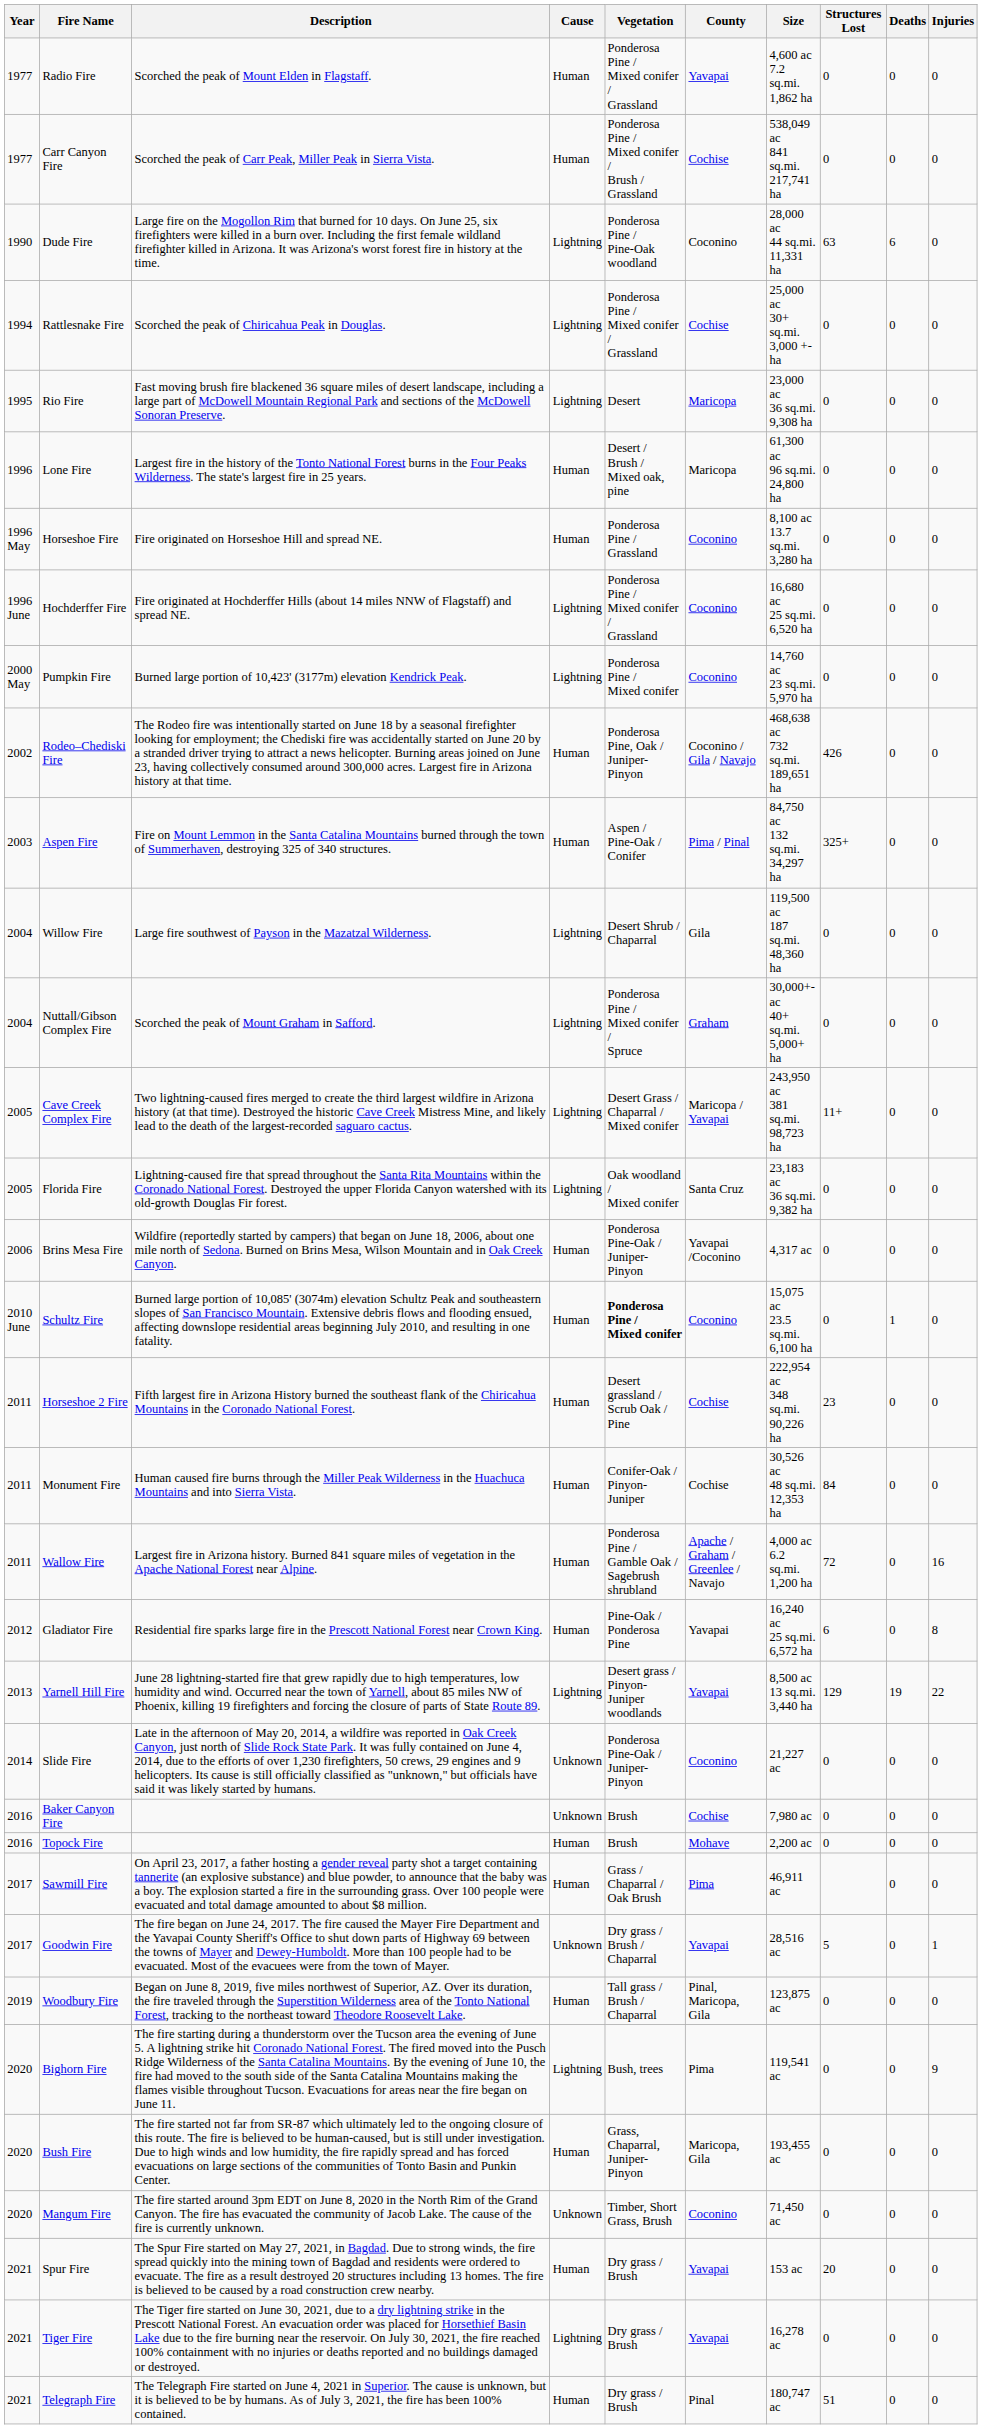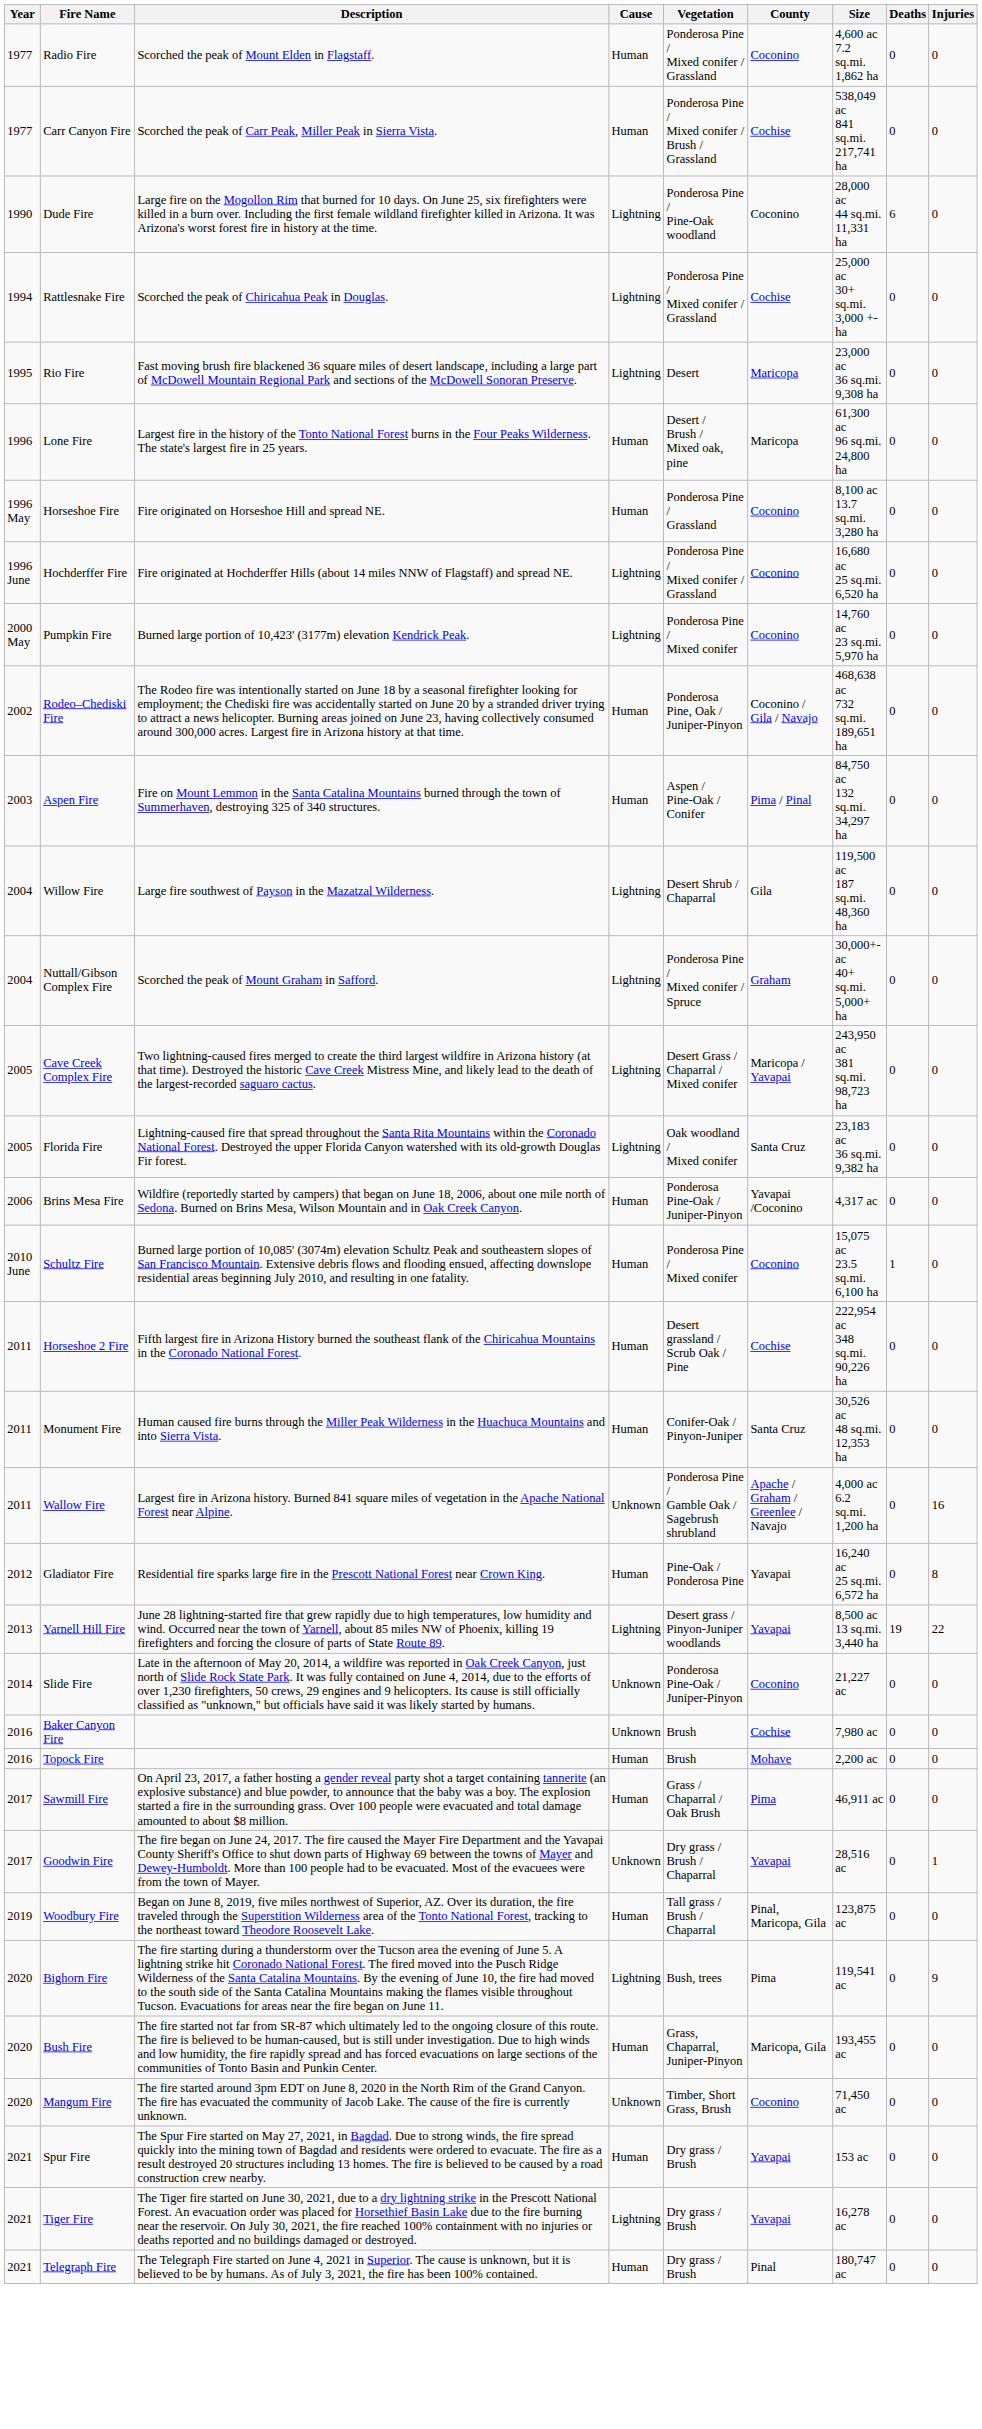- column: (853, 21)
(709, 76) Yavapai -> (775, 55) Coconino
(645, 1319) bold -> (705, 1263) normal
(709, 1485) Cochise -> (778, 1429) Santa Cruz
(571, 1561) Human -> (636, 1505) Unknown
